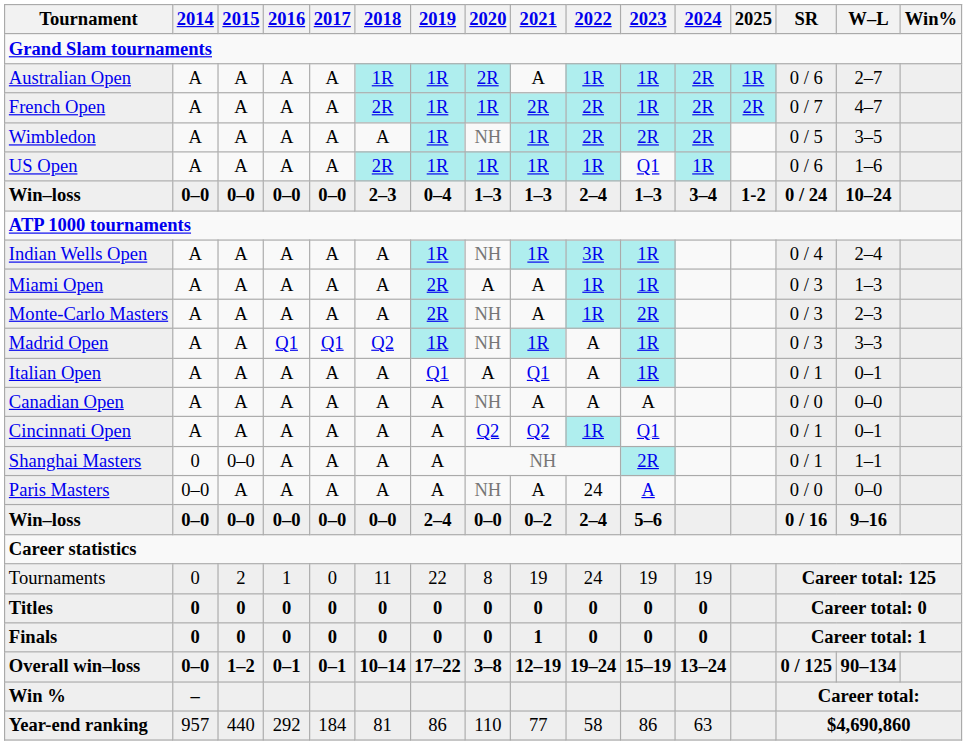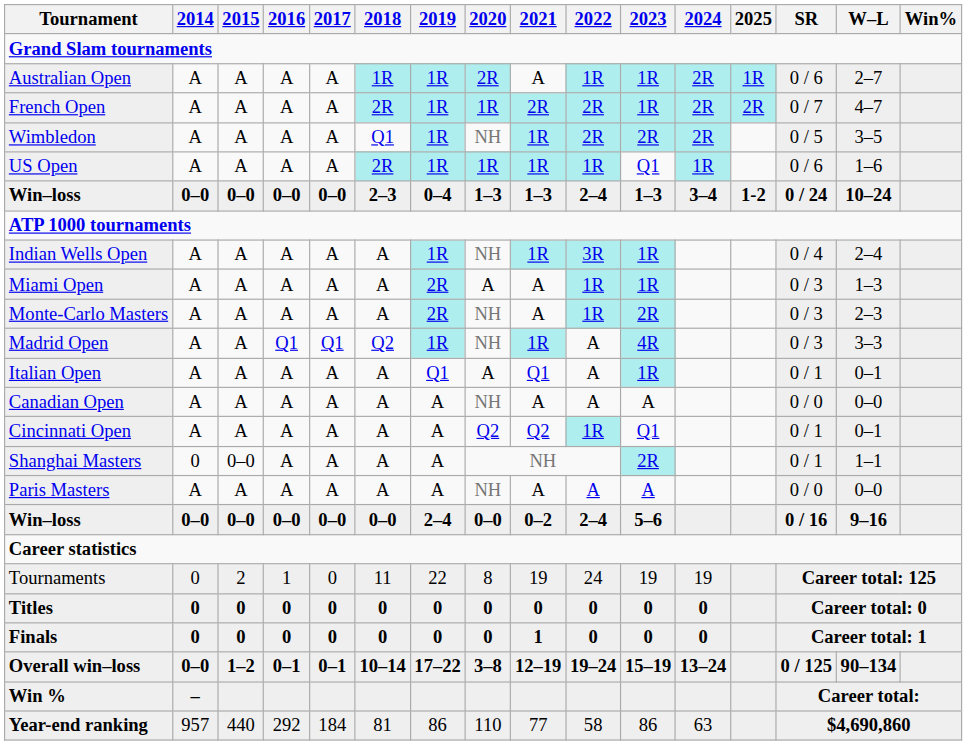(383, 136) A -> (383, 136) Q1
(648, 343) 1R -> (648, 343) 4R
(195, 490) 0–0 -> (195, 490) A
(593, 490) 24 -> (593, 490) A
